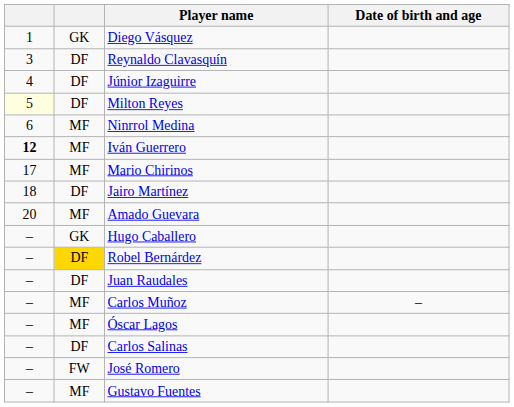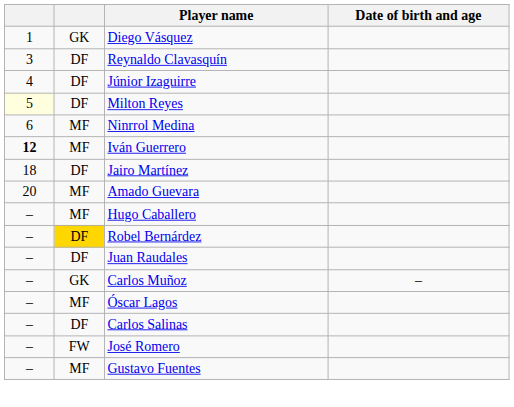- row: (150, 170)
(79, 236) GK -> (79, 214) MF
(79, 302) MF -> (79, 280) GK
